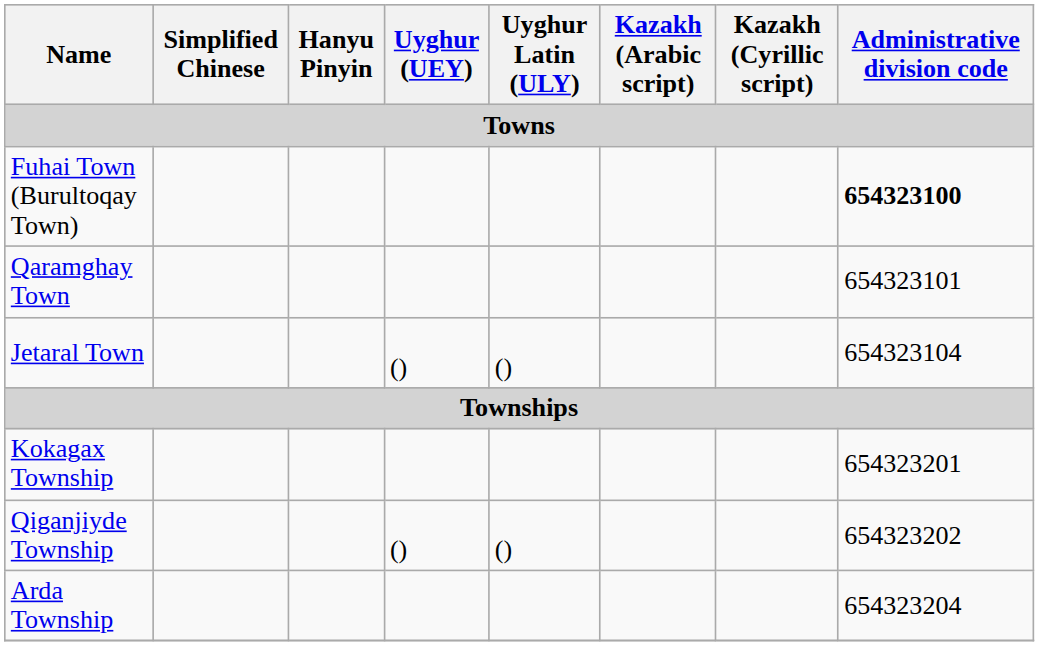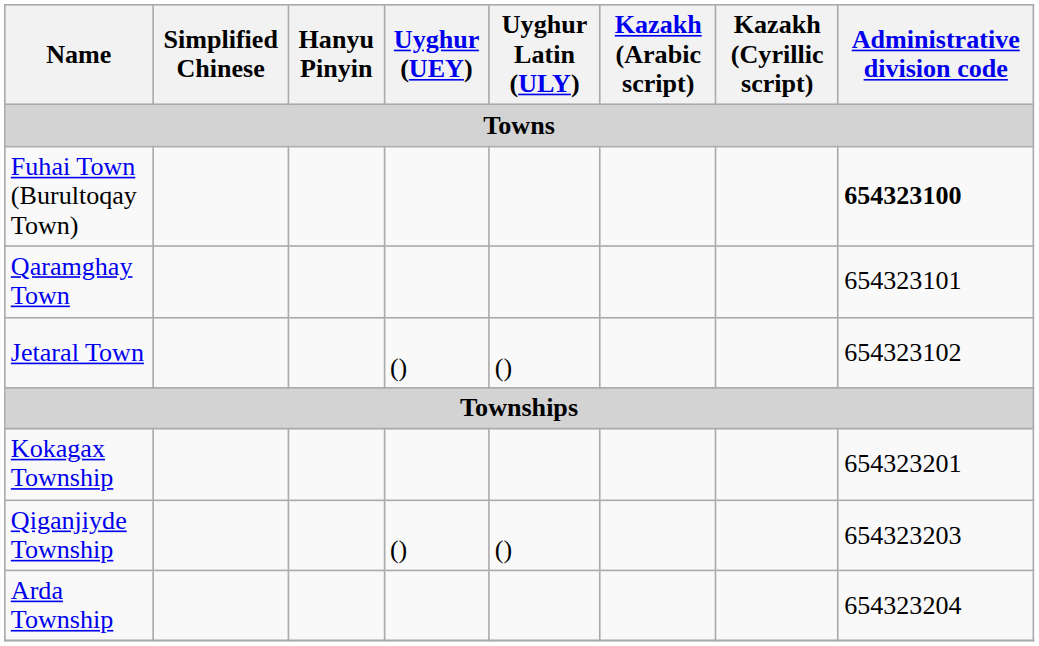(903, 351) 654323104 -> (903, 351) 654323102
(903, 534) 654323202 -> (903, 534) 654323203
